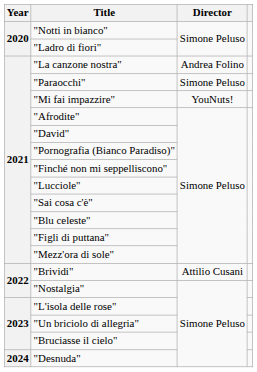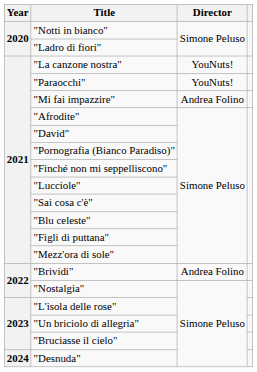(212, 64) Andrea Folino -> (212, 64) YouNuts!
(212, 82) Simone Peluso -> (212, 82) YouNuts!
(212, 99) YouNuts! -> (212, 99) Andrea Folino
(212, 271) Attilio Cusani -> (212, 271) Andrea Folino
